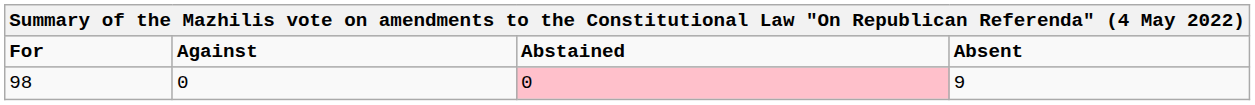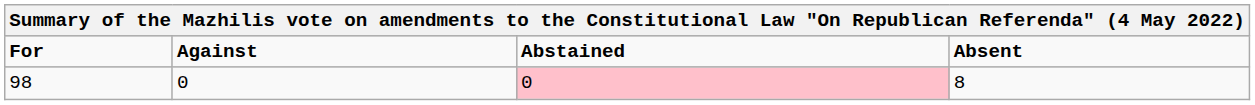(960, 83) 9 -> (960, 83) 8
